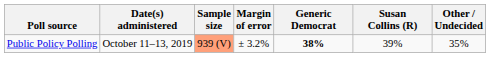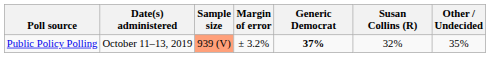(314, 43) 38% -> (314, 43) 37%
(392, 43) 39% -> (392, 43) 32%
